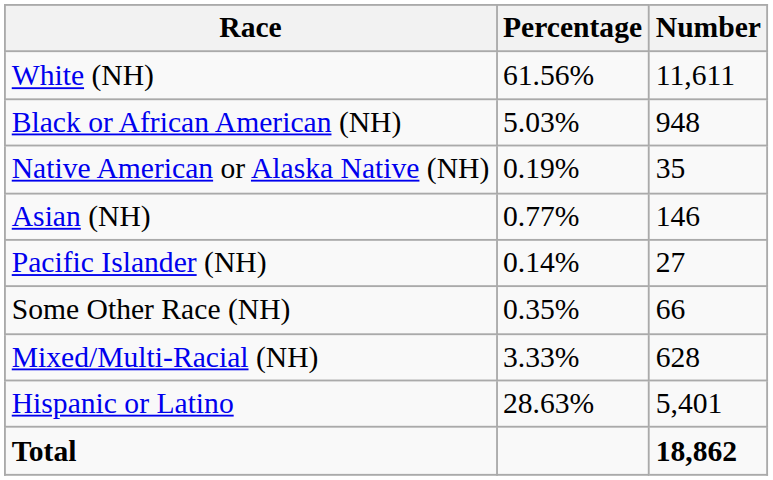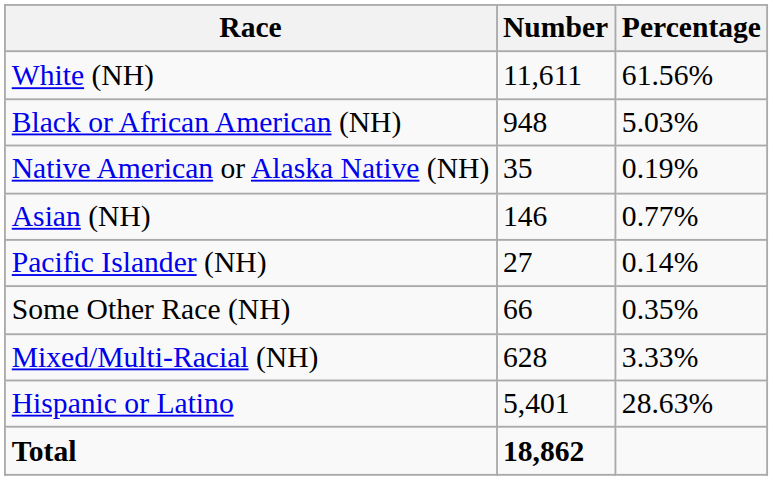columns swapped: (708, 27) <-> (573, 27)
